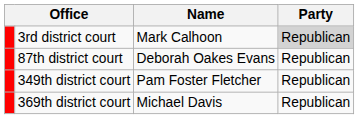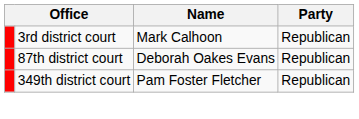(316, 37) lightgrey background -> (316, 37) no background
- row: (74, 102)
